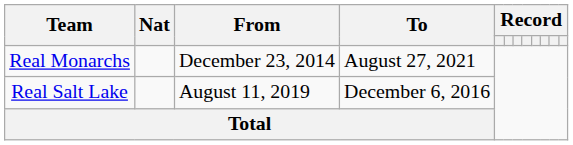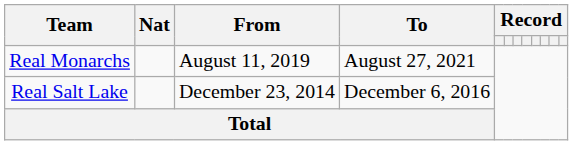(257, 60) December 23, 2014 -> (245, 60) August 11, 2019
(245, 92) August 11, 2019 -> (257, 92) December 23, 2014
